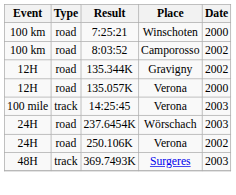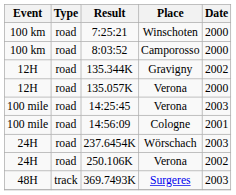(217, 50) 2002 -> (217, 50) 2000
(66, 106) track -> (66, 106) road
+ row: (110, 124)
